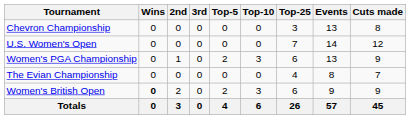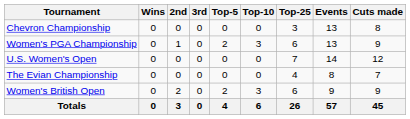rows swapped: (52, 43) <-> (72, 59)
(153, 91) bold -> (153, 91) normal
